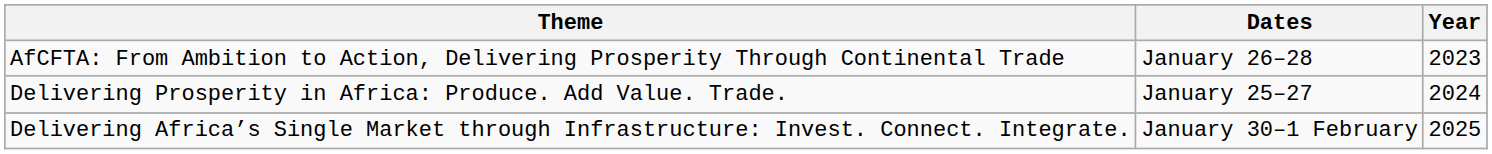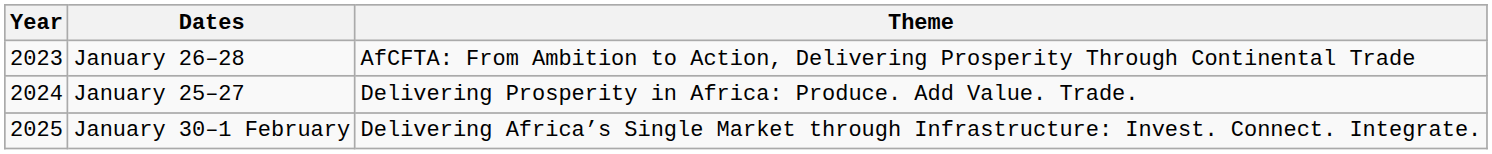columns swapped: (1455, 23) <-> (570, 23)
